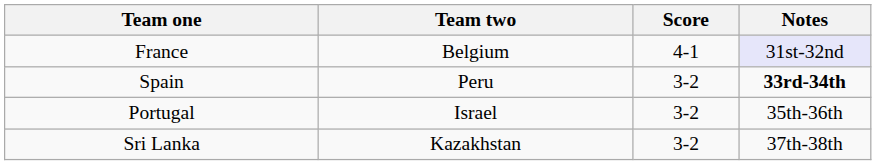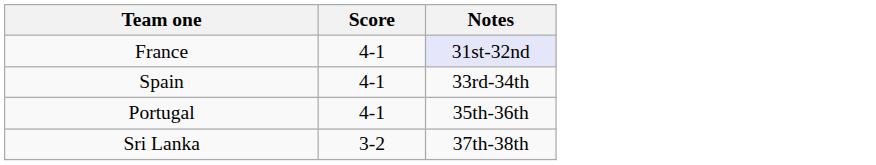- column: (476, 19)
(686, 81) 3-2 -> (372, 81) 4-1
(805, 81) bold -> (491, 81) normal
(686, 112) 3-2 -> (372, 112) 4-1
